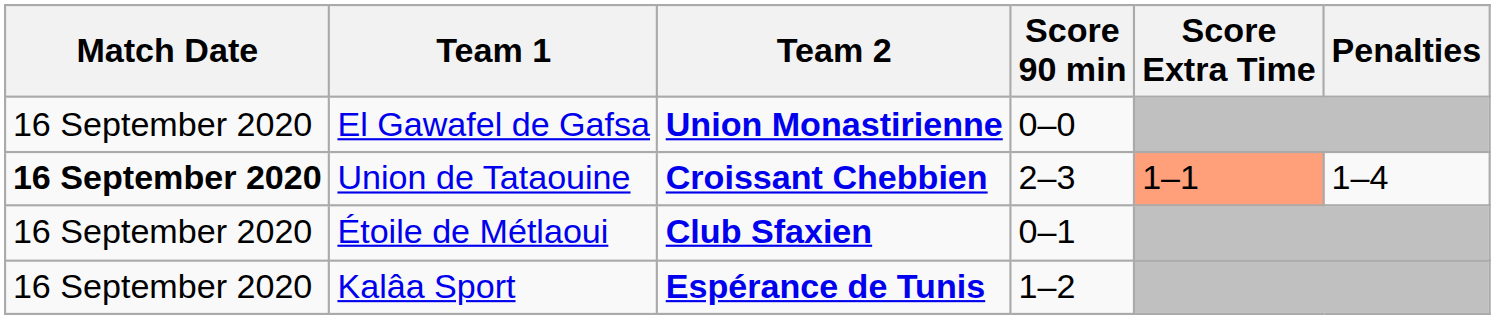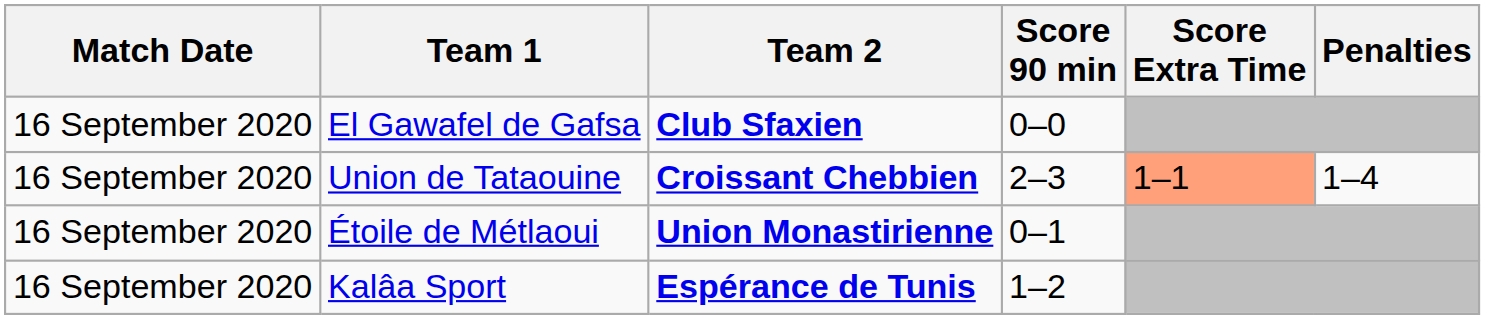(834, 123) Union Monastirienne -> (759, 123) Club Sfaxien
(167, 177) bold -> (163, 177) normal
(769, 232) Club Sfaxien -> (825, 232) Union Monastirienne
